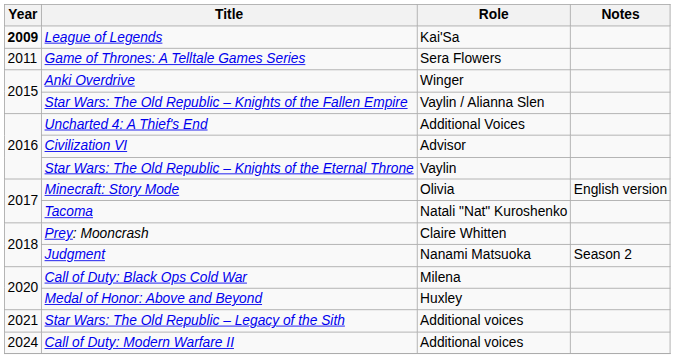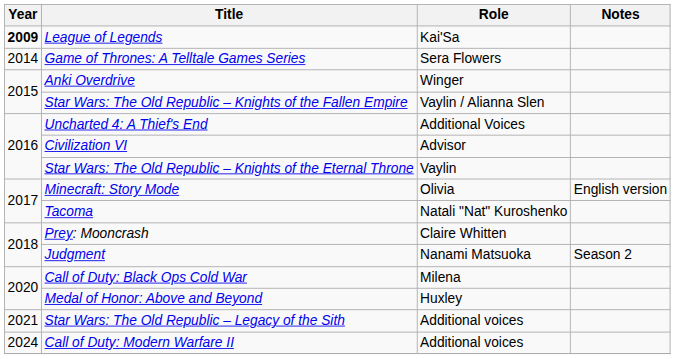(22, 59) 2011 -> (23, 59) 2014
